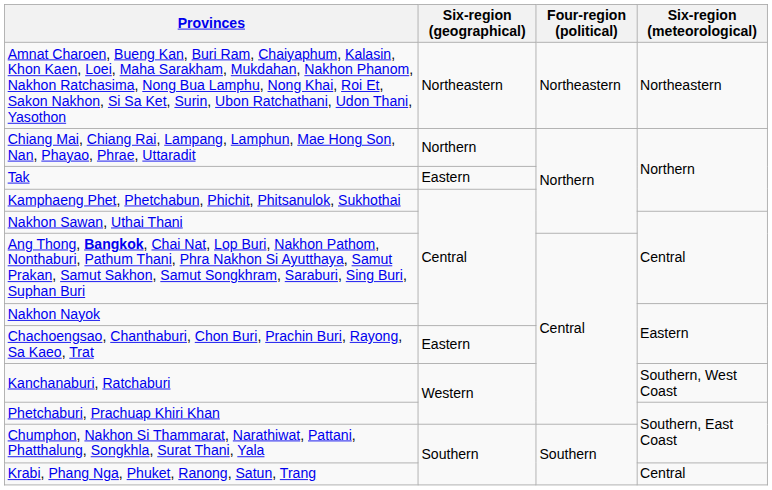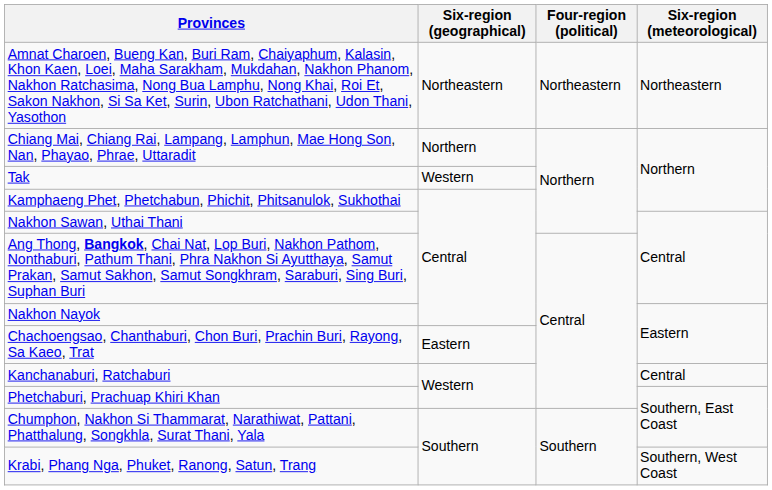(446, 177) Eastern -> (448, 177) Western
(688, 382) Southern, West Coast -> (663, 375) Central
(663, 473) Central -> (688, 465) Southern, West Coast
